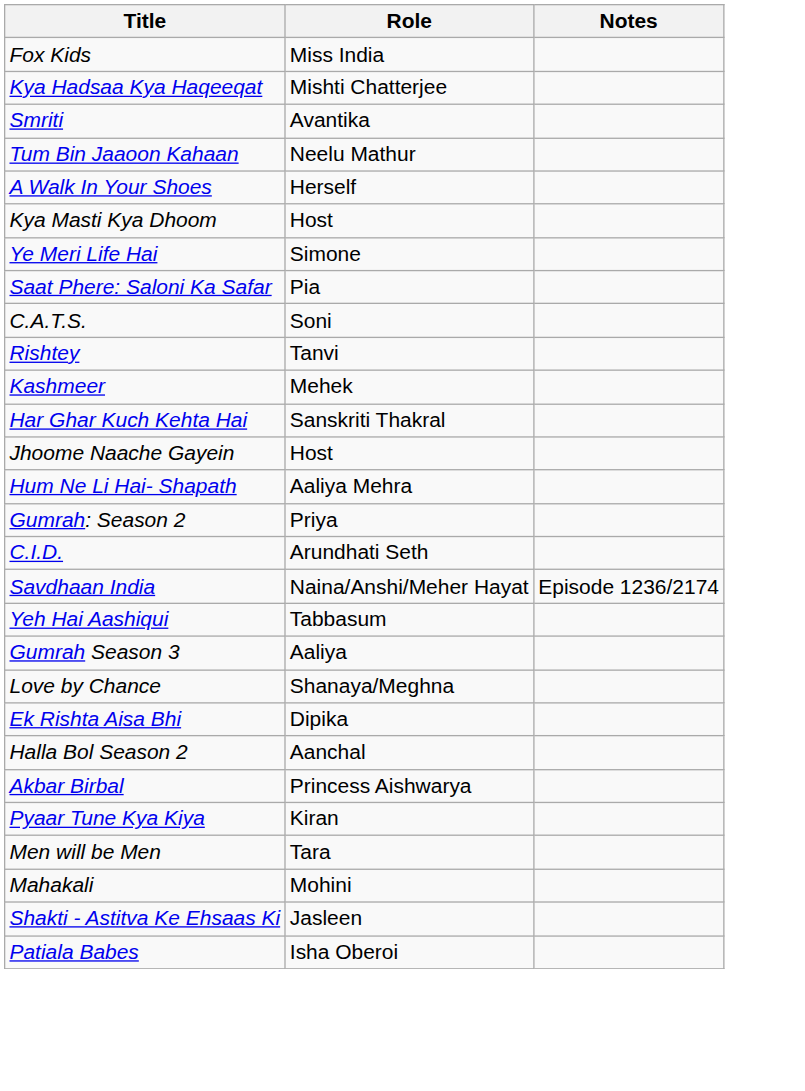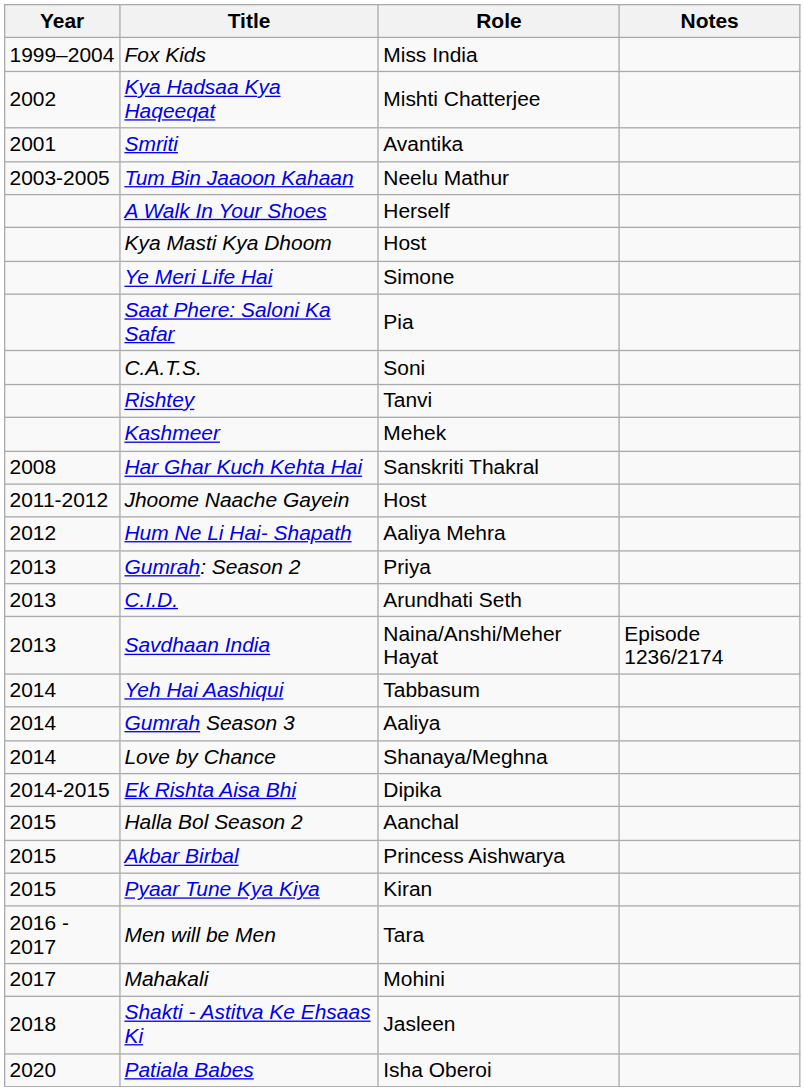+ column: (62, 21)
